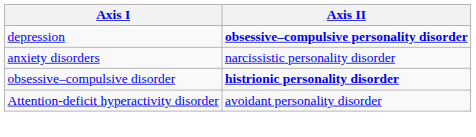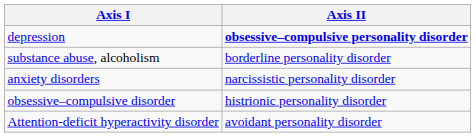+ row: (83, 57)
(312, 79) bold -> (306, 100) normal
